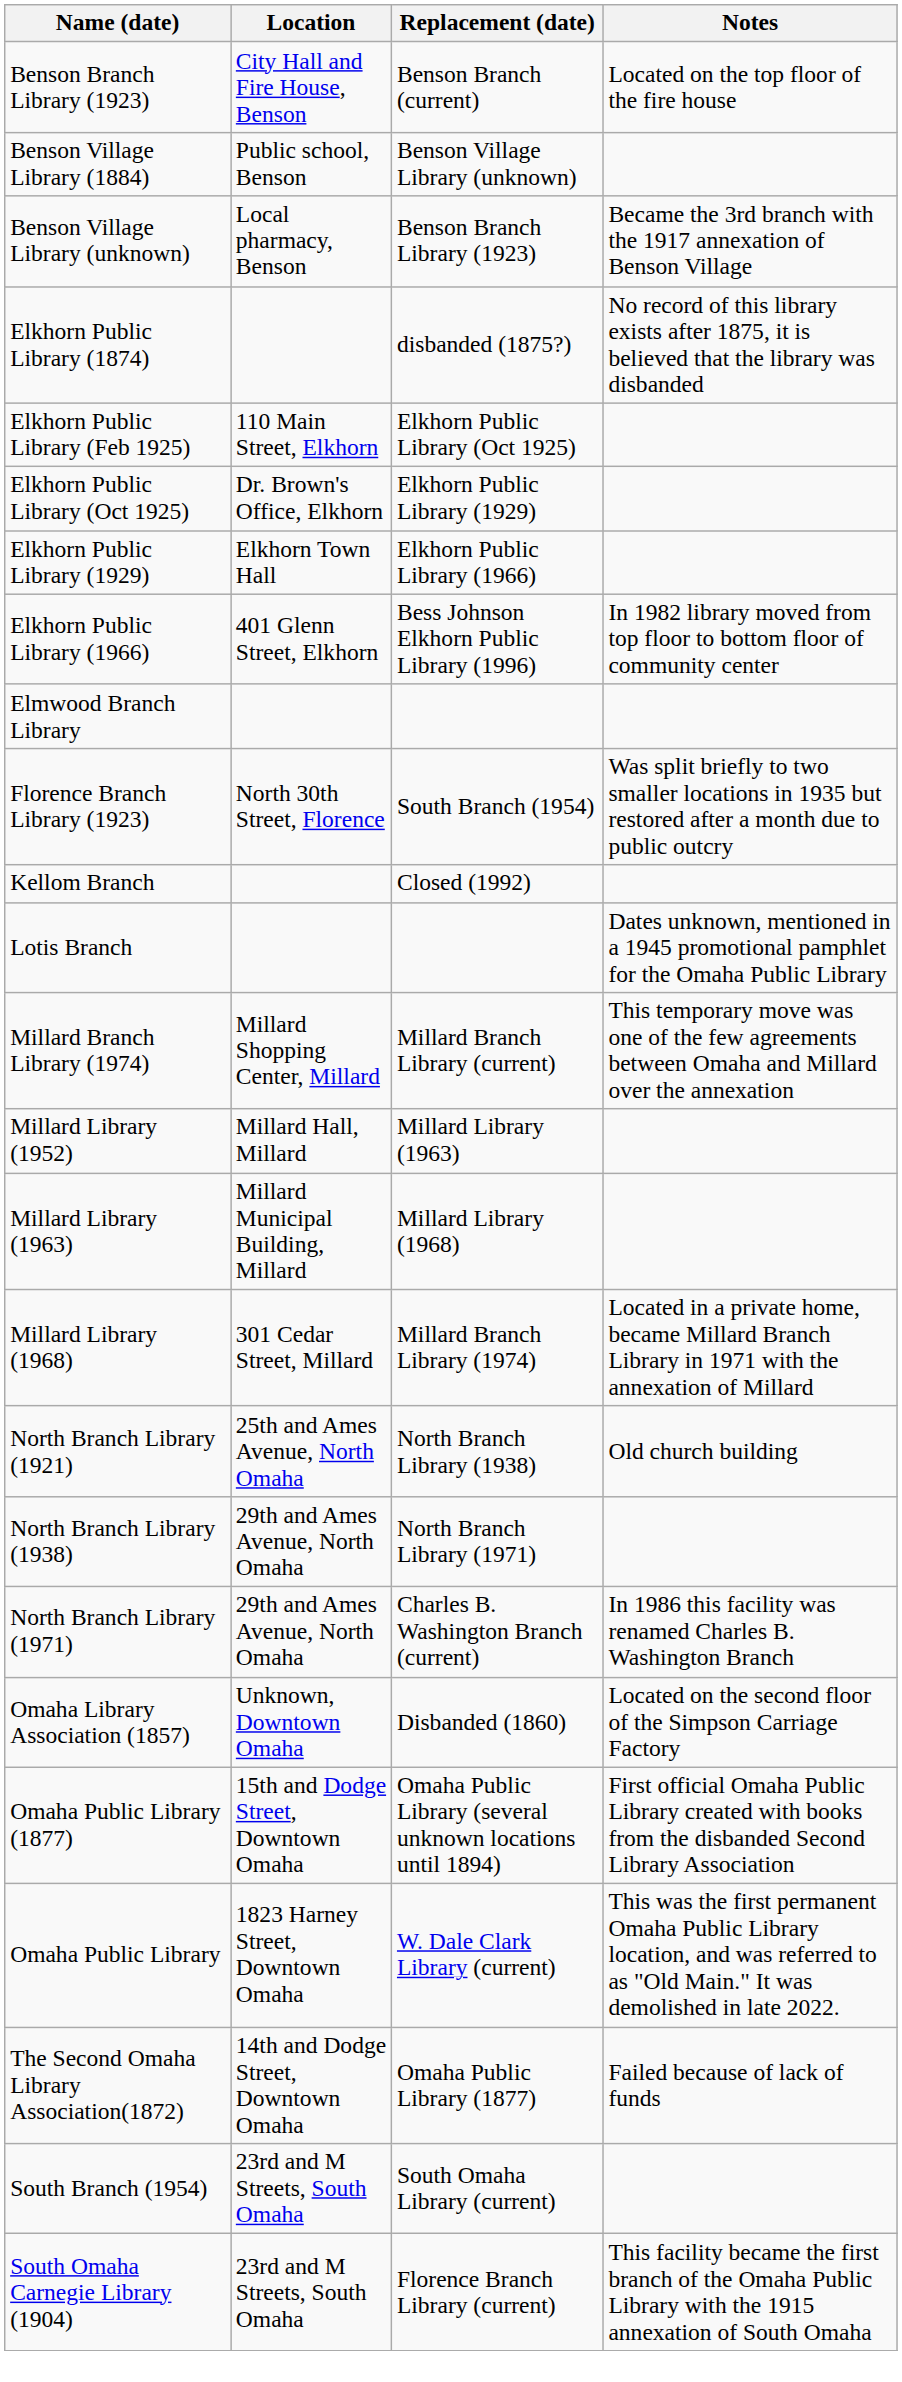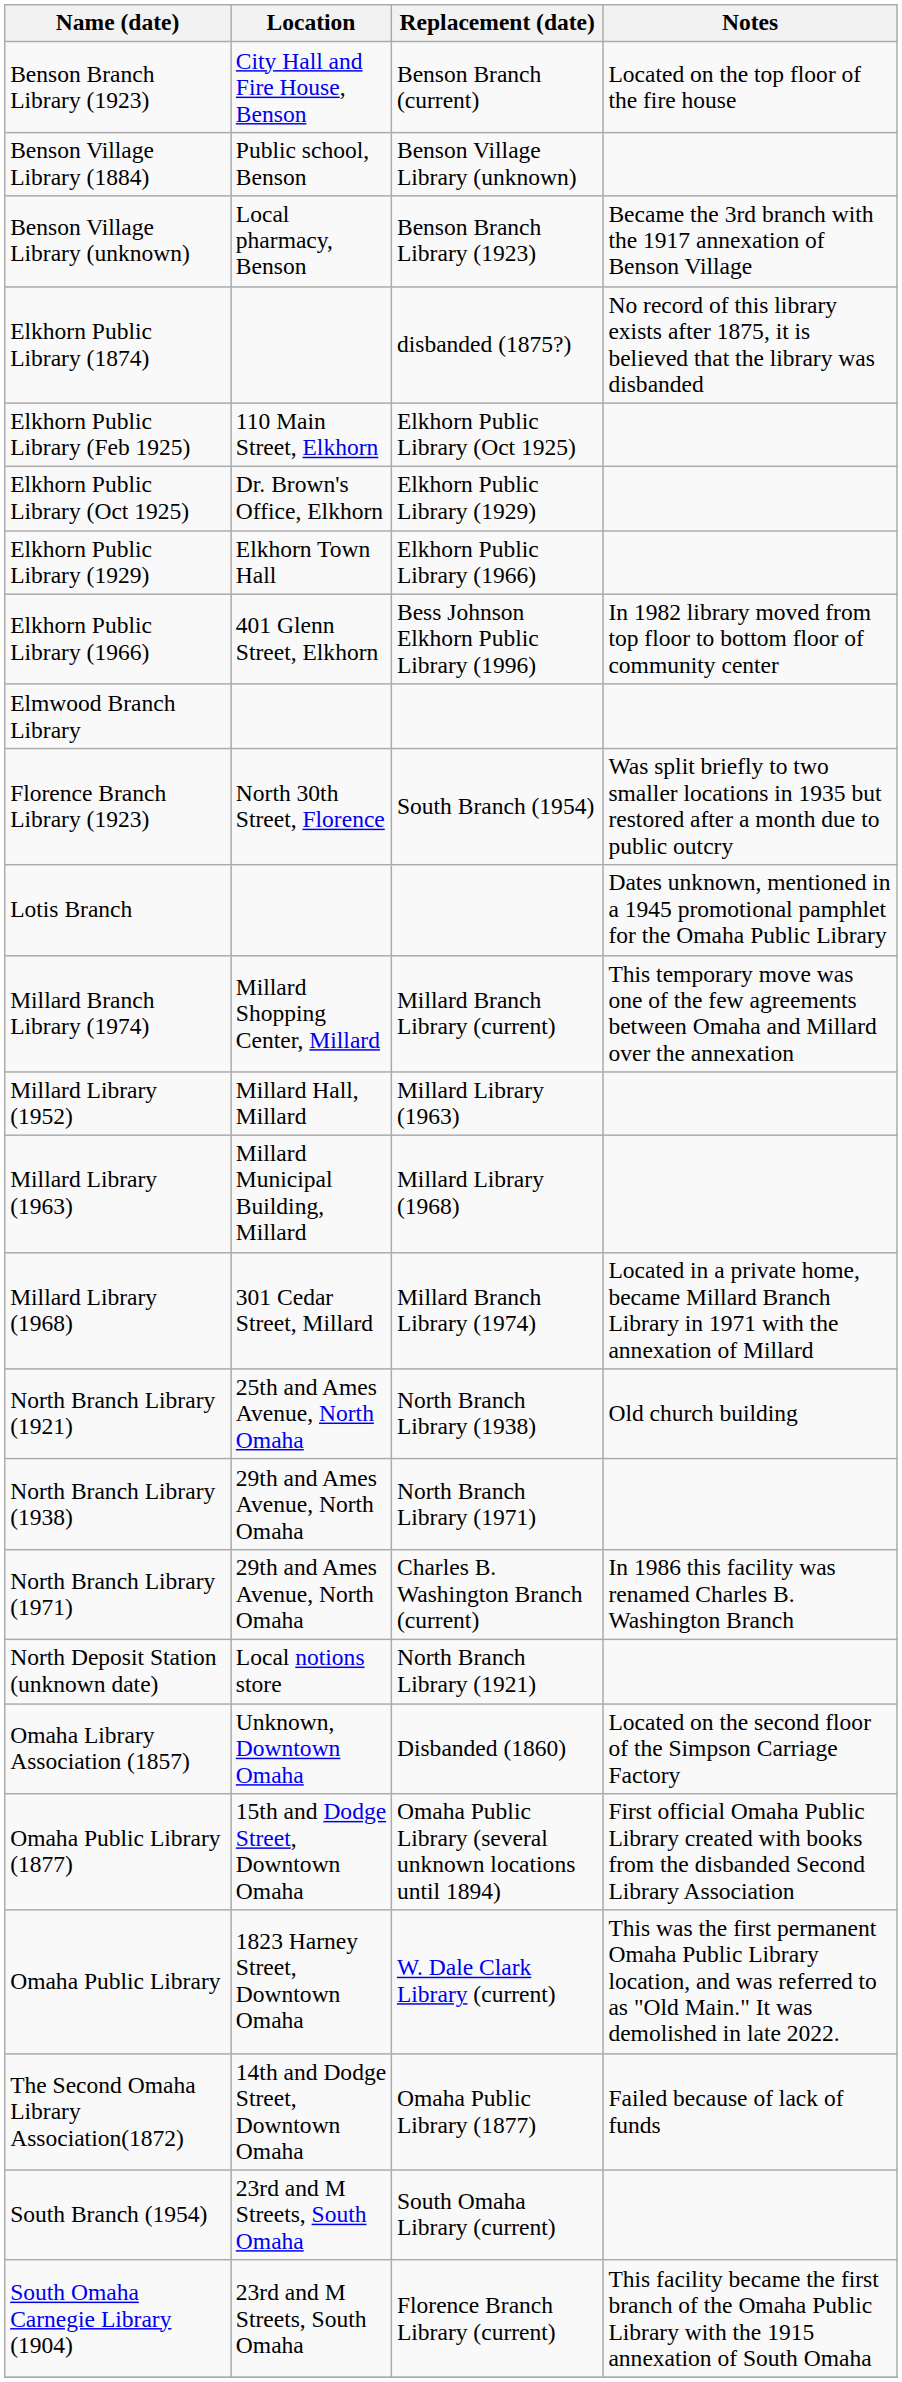- row: (82, 883)
+ row: (113, 1671)
